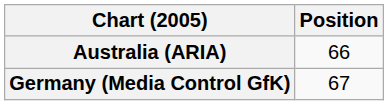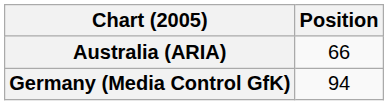(339, 83) 67 -> (339, 83) 94
